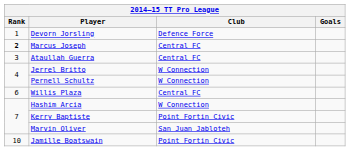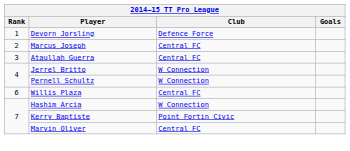(17, 45) bold -> (17, 45) normal
(194, 128) San Juan Jabloteh -> (179, 128) Central FC
- row: (67, 140)
